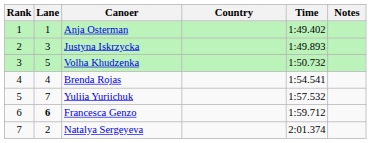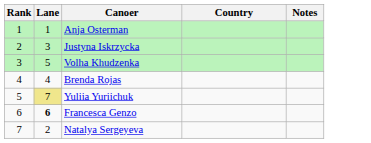- column: (307, 12)
(48, 96) no background -> (48, 96) khaki background
